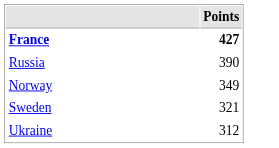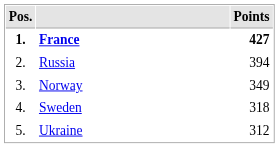+ column: (21, 16)
(229, 62) 390 -> (259, 62) 394
(229, 107) 321 -> (259, 107) 318
